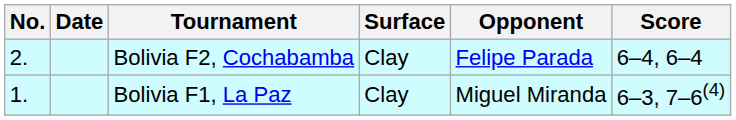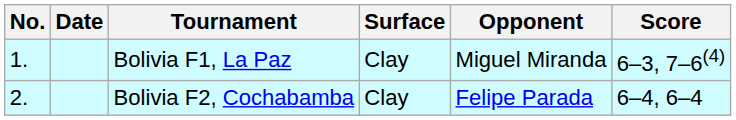rows swapped: (203, 95) <-> (234, 57)
